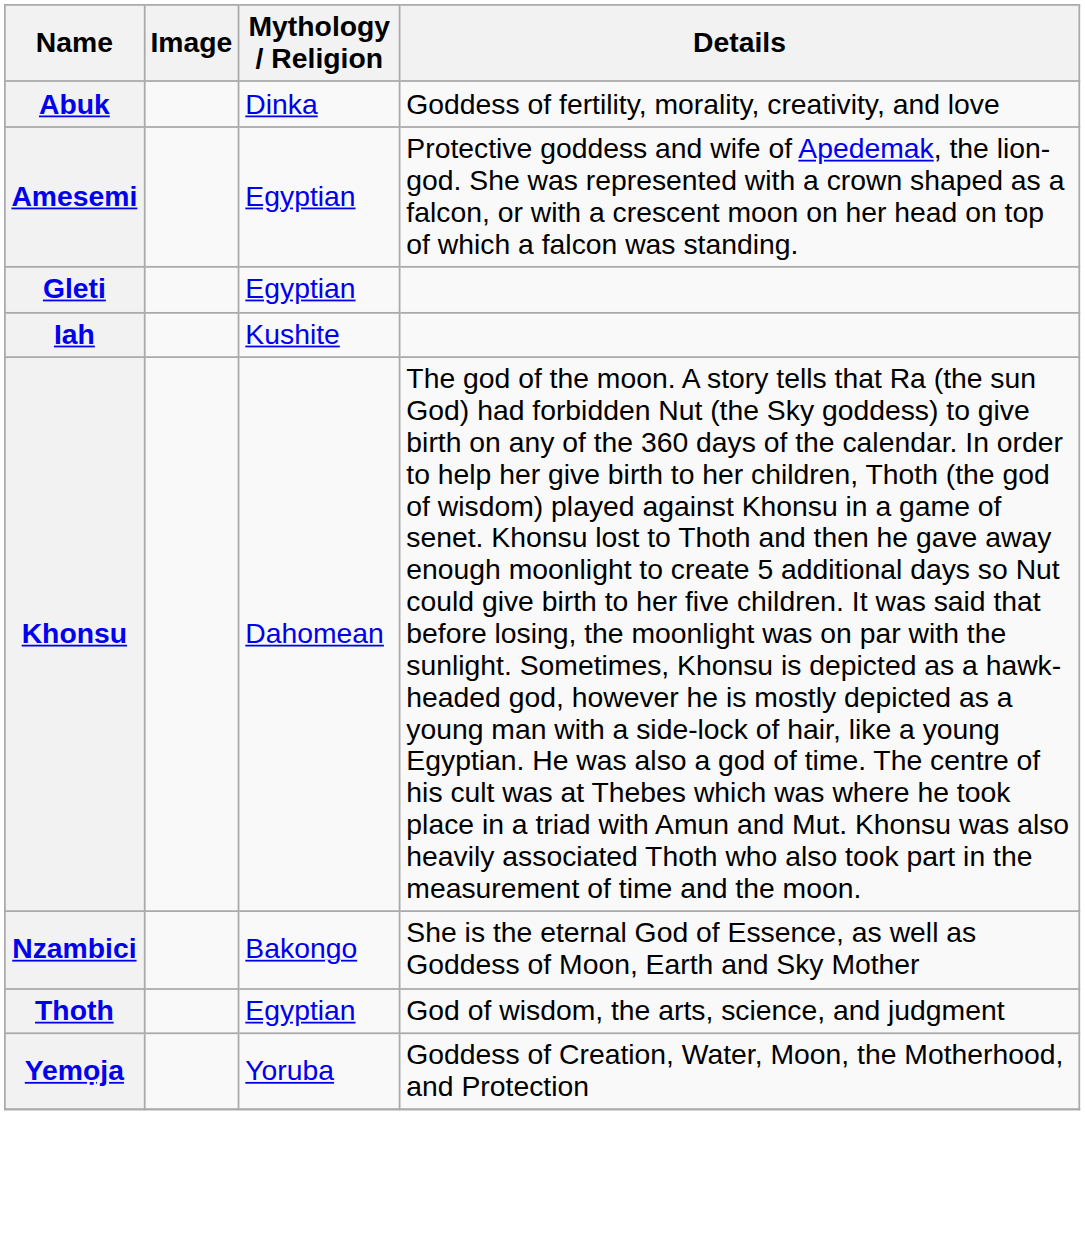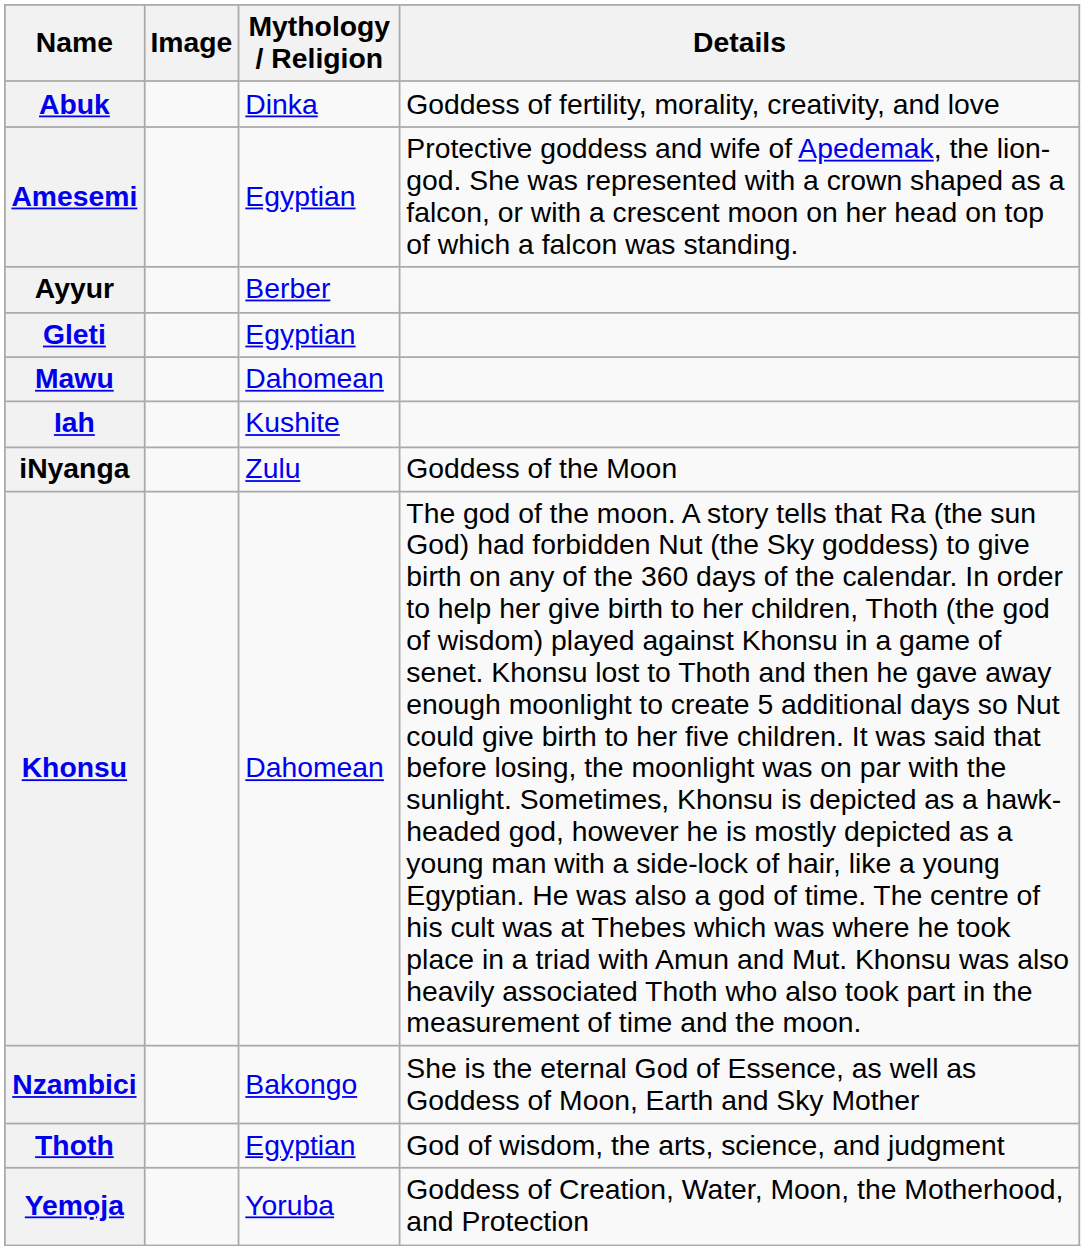+ row: (74, 289)
+ row: (74, 378)
+ row: (74, 468)
